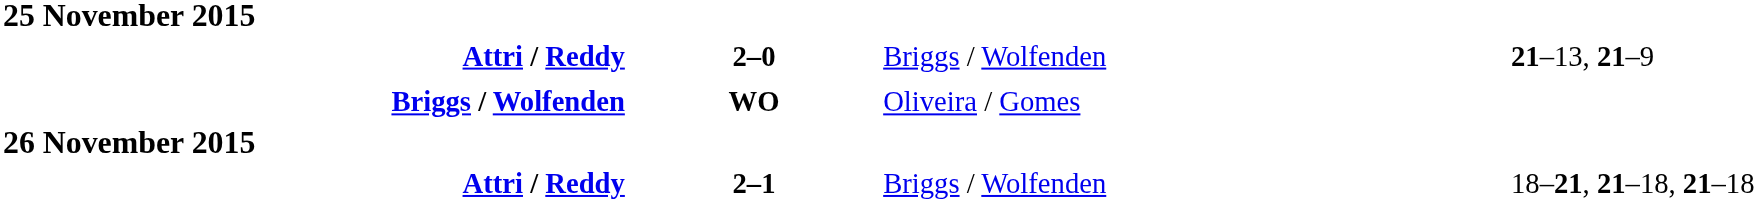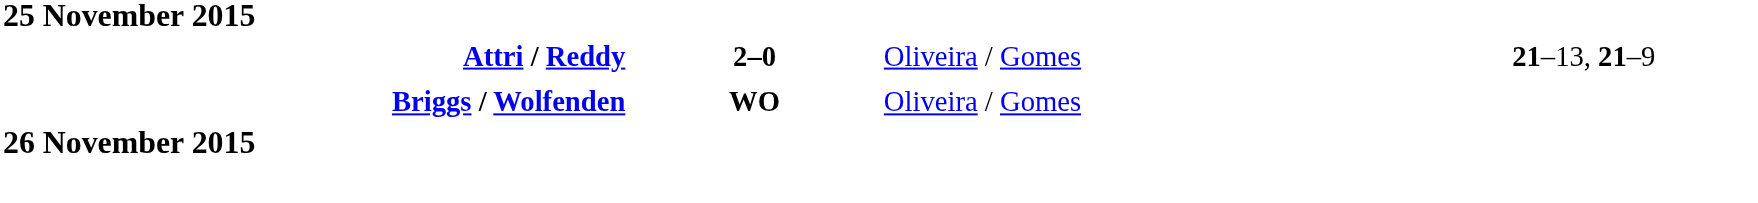(995, 56) Briggs / Wolfenden -> (982, 56) Oliveira / Gomes
- row: (544, 183)
